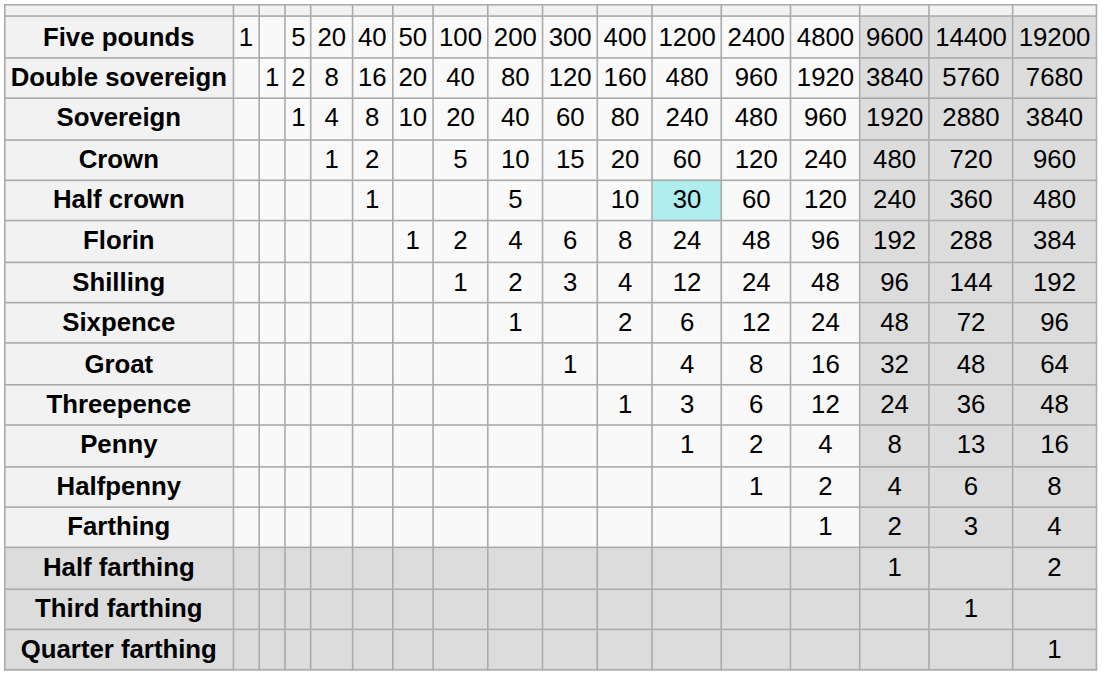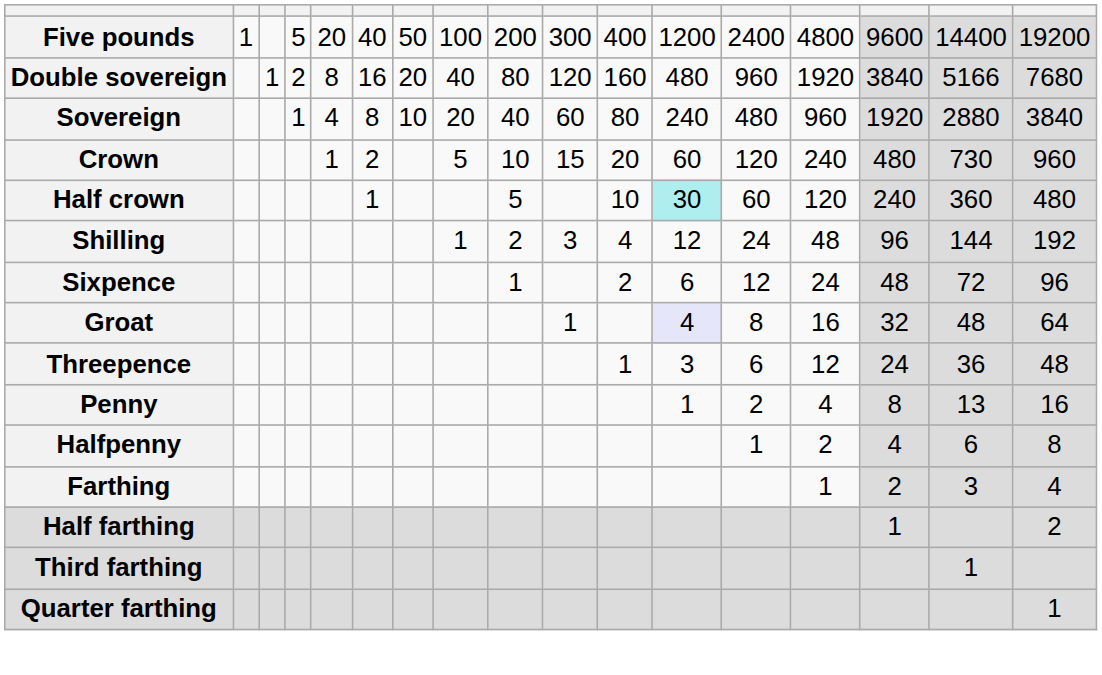(971, 77) 5760 -> (971, 77) 5166
(971, 159) 720 -> (971, 159) 730
- row: (119, 241)
(687, 363) no background -> (687, 322) lavender background
